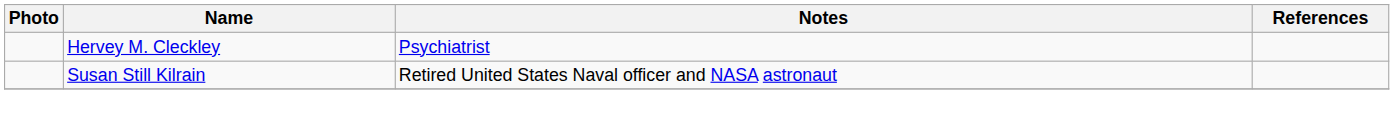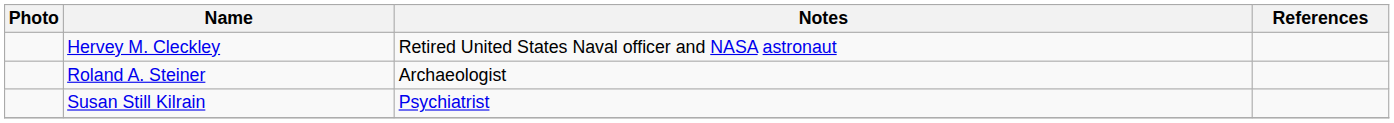(444, 46) Psychiatrist -> (618, 46) Retired United States Naval officer and NASA astronaut
+ row: (136, 74)
(618, 74) Retired United States Naval officer and NASA astronaut -> (444, 103) Psychiatrist
